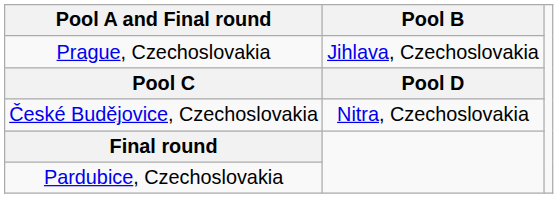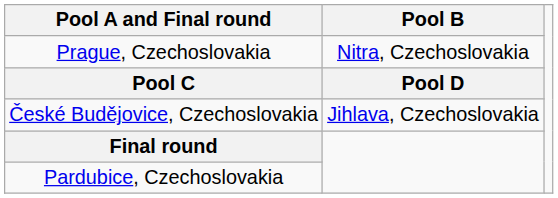(433, 51) Jihlava, Czechoslovakia -> (433, 51) Nitra, Czechoslovakia
(433, 114) Nitra, Czechoslovakia -> (433, 114) Jihlava, Czechoslovakia
